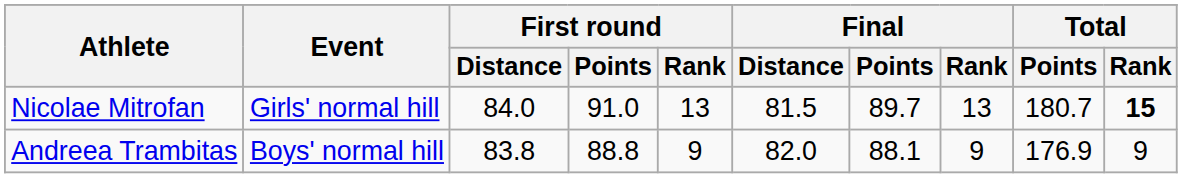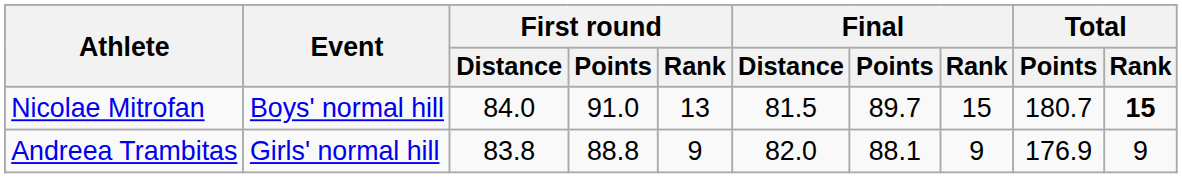(345, 109) Girls' normal hill -> (347, 109) Boys' normal hill
(977, 109) 13 -> (977, 109) 15
(347, 151) Boys' normal hill -> (345, 151) Girls' normal hill
